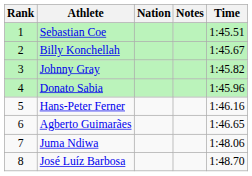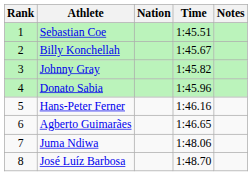columns swapped: (227, 13) <-> (190, 13)
